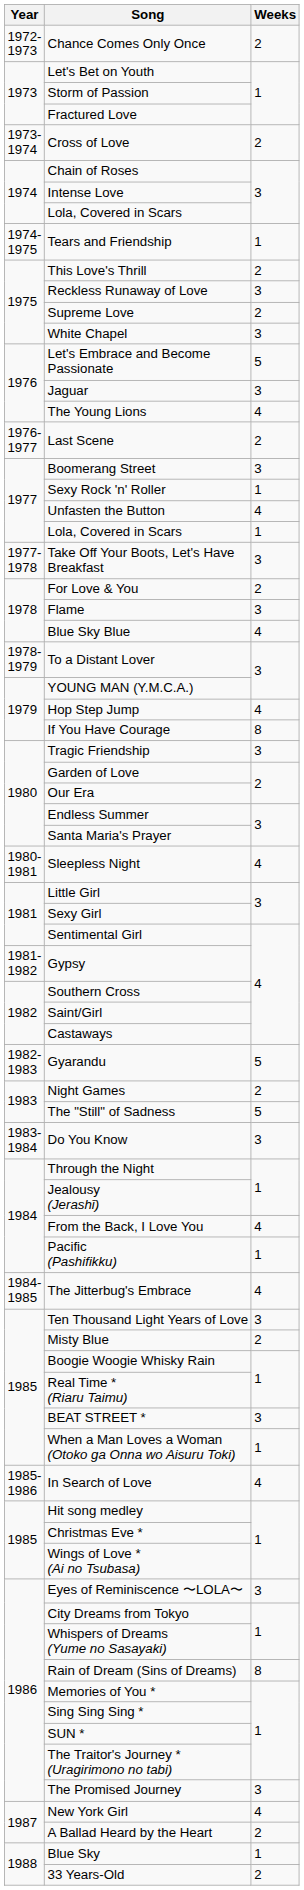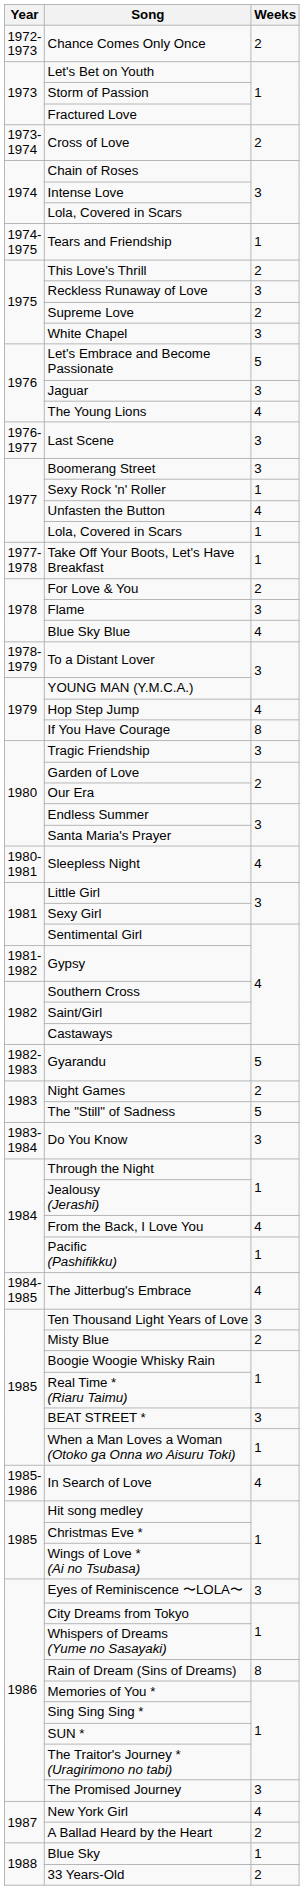(258, 440) 2 -> (258, 440) 3
(258, 560) 3 -> (258, 560) 1
